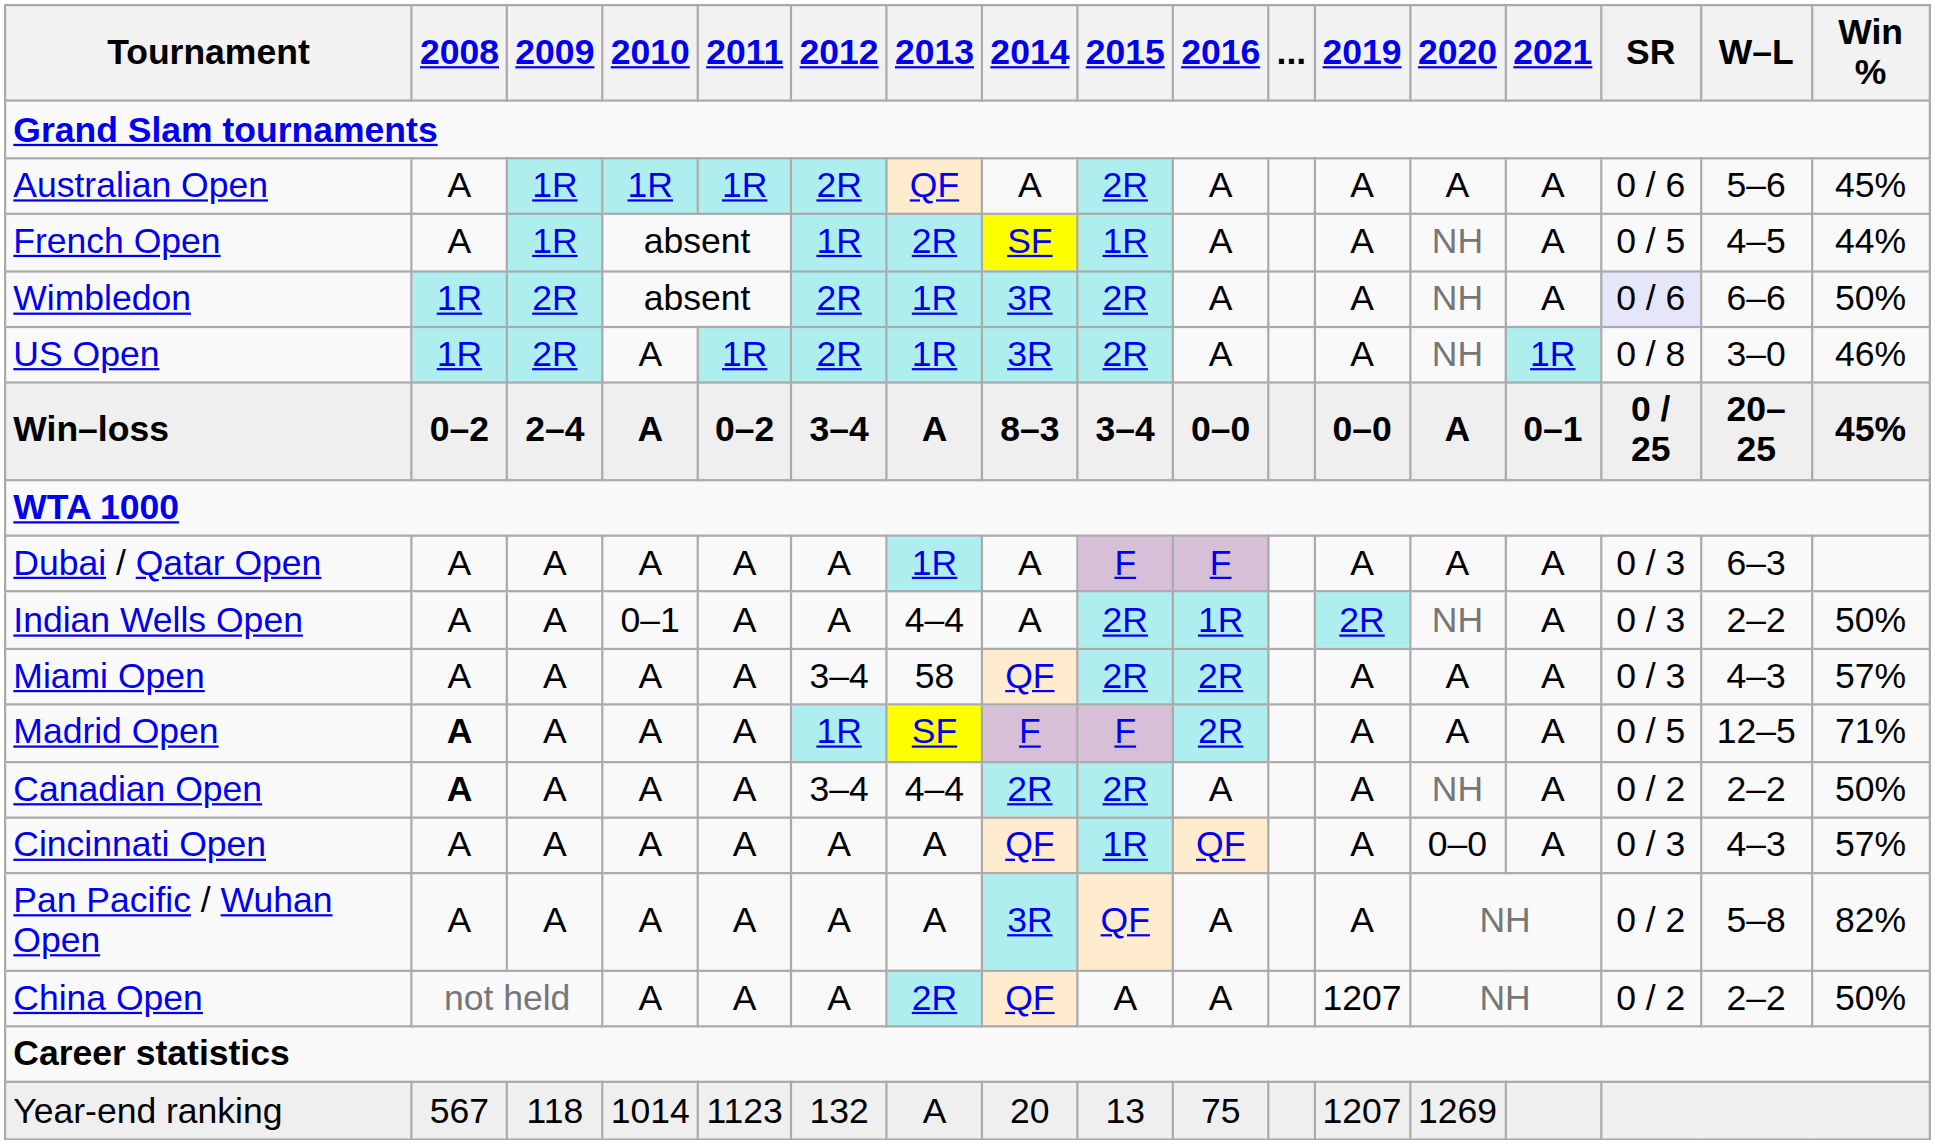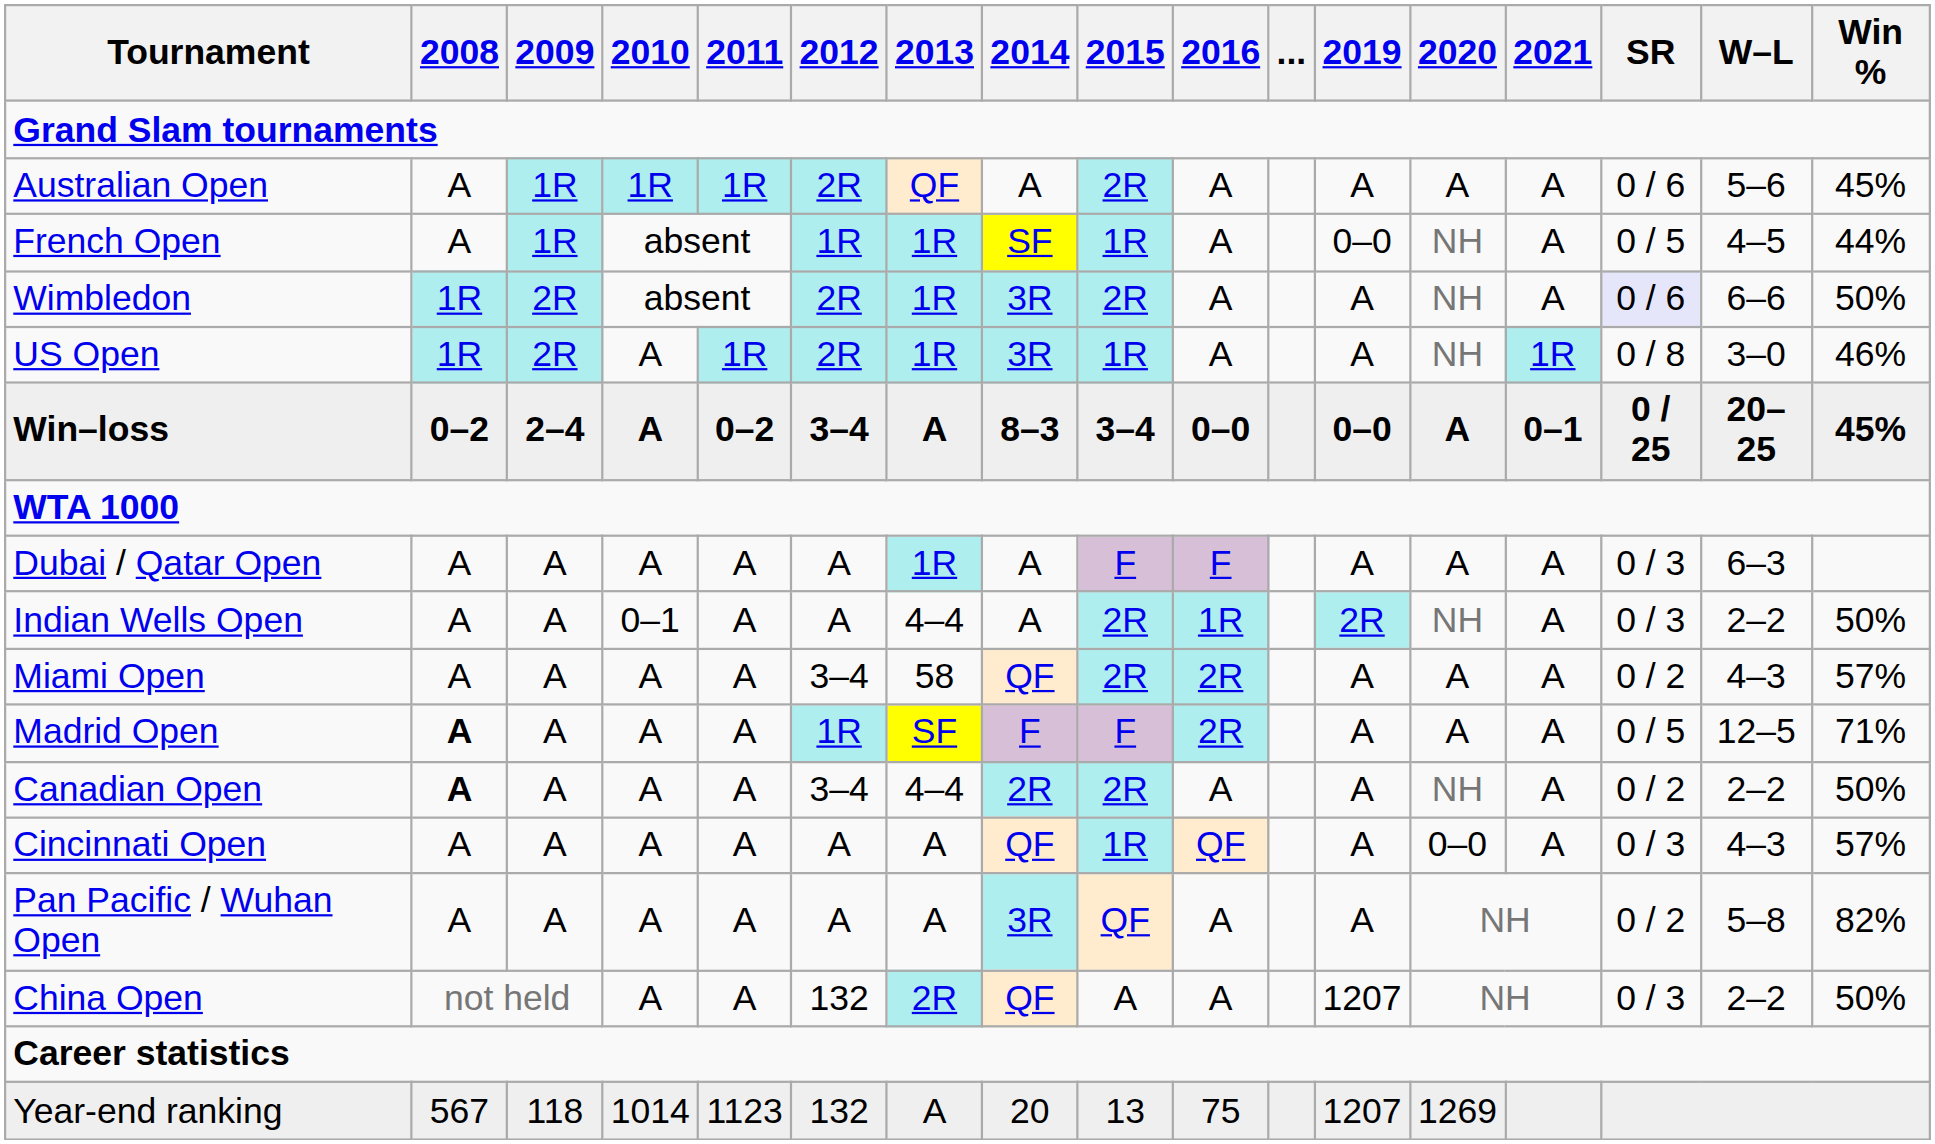(934, 241) 2R -> (934, 241) 1R
(1362, 241) A -> (1362, 241) 0–0
(1125, 354) 2R -> (1125, 354) 1R
(1651, 675) 0 / 3 -> (1651, 675) 0 / 2
(839, 997) A -> (839, 997) 132
(1651, 997) 0 / 2 -> (1651, 997) 0 / 3
